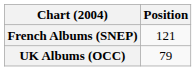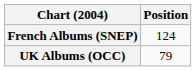(166, 35) 121 -> (166, 35) 124
